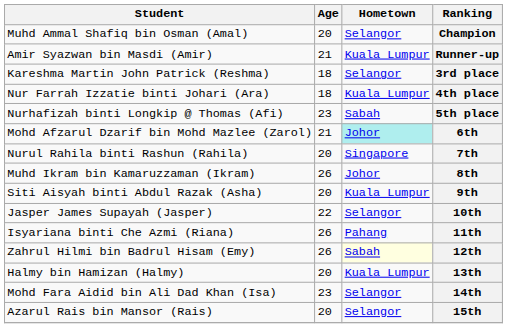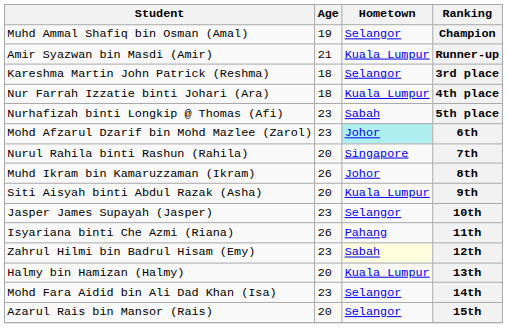(325, 34) 20 -> (325, 34) 19
(325, 133) 21 -> (325, 133) 23
(325, 213) 22 -> (325, 213) 23
(325, 252) 26 -> (325, 252) 23
